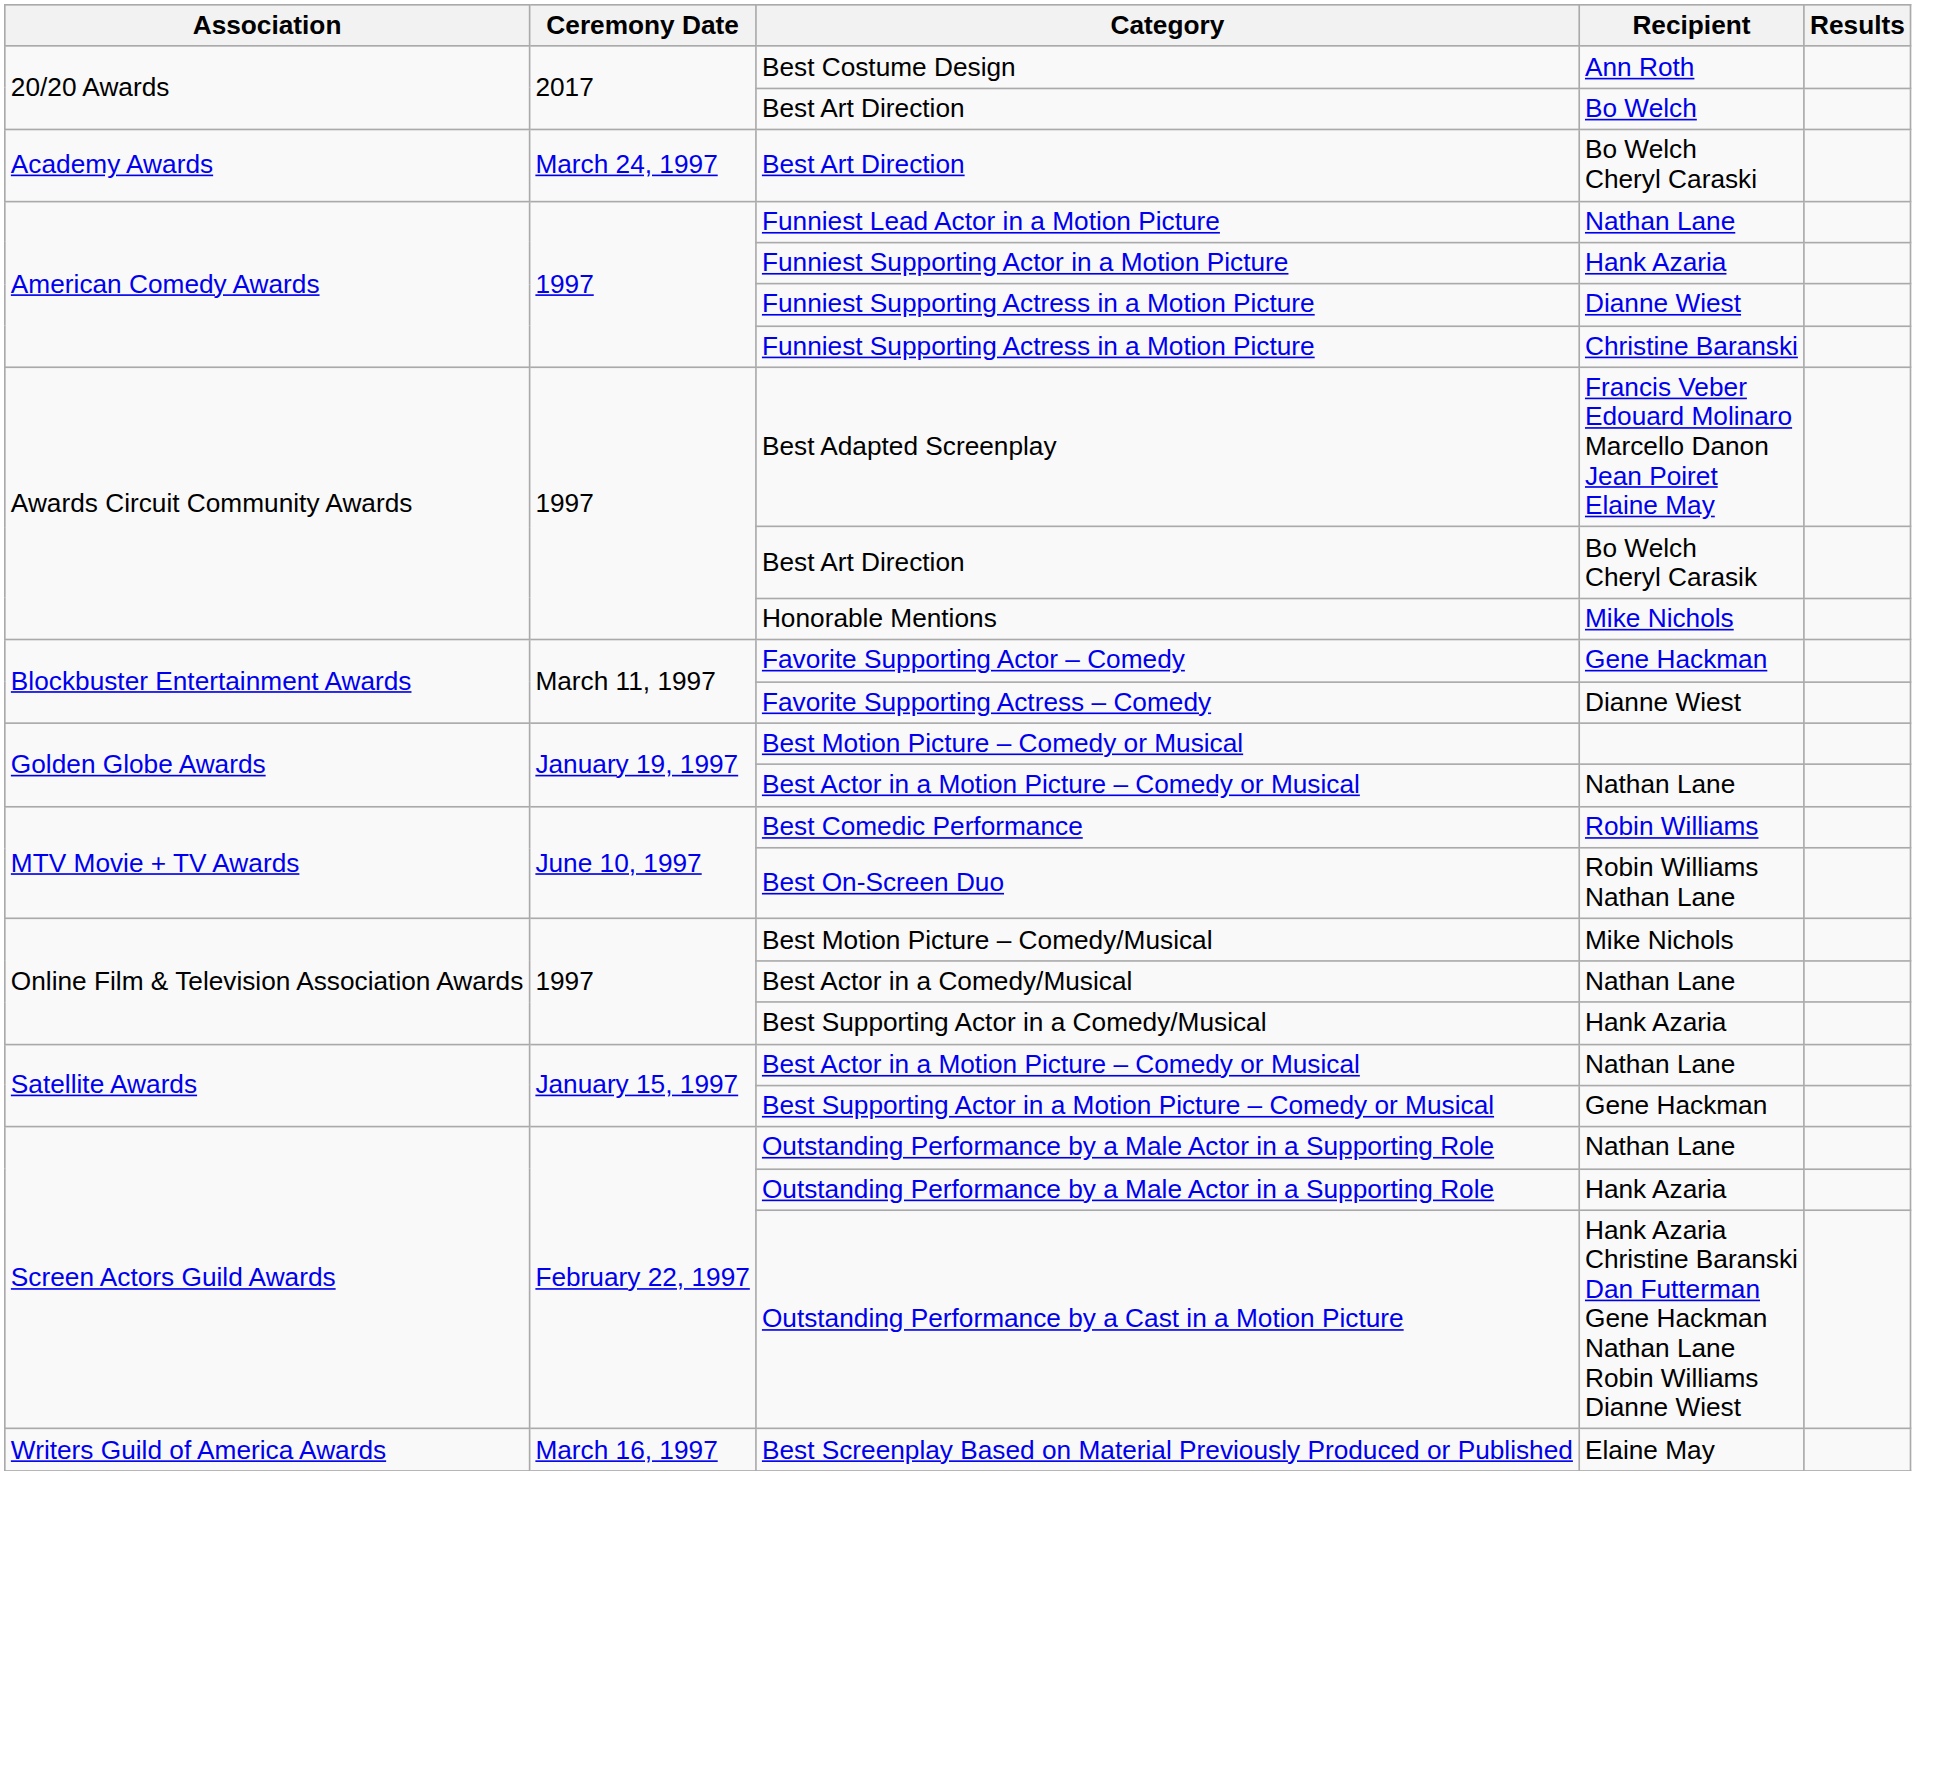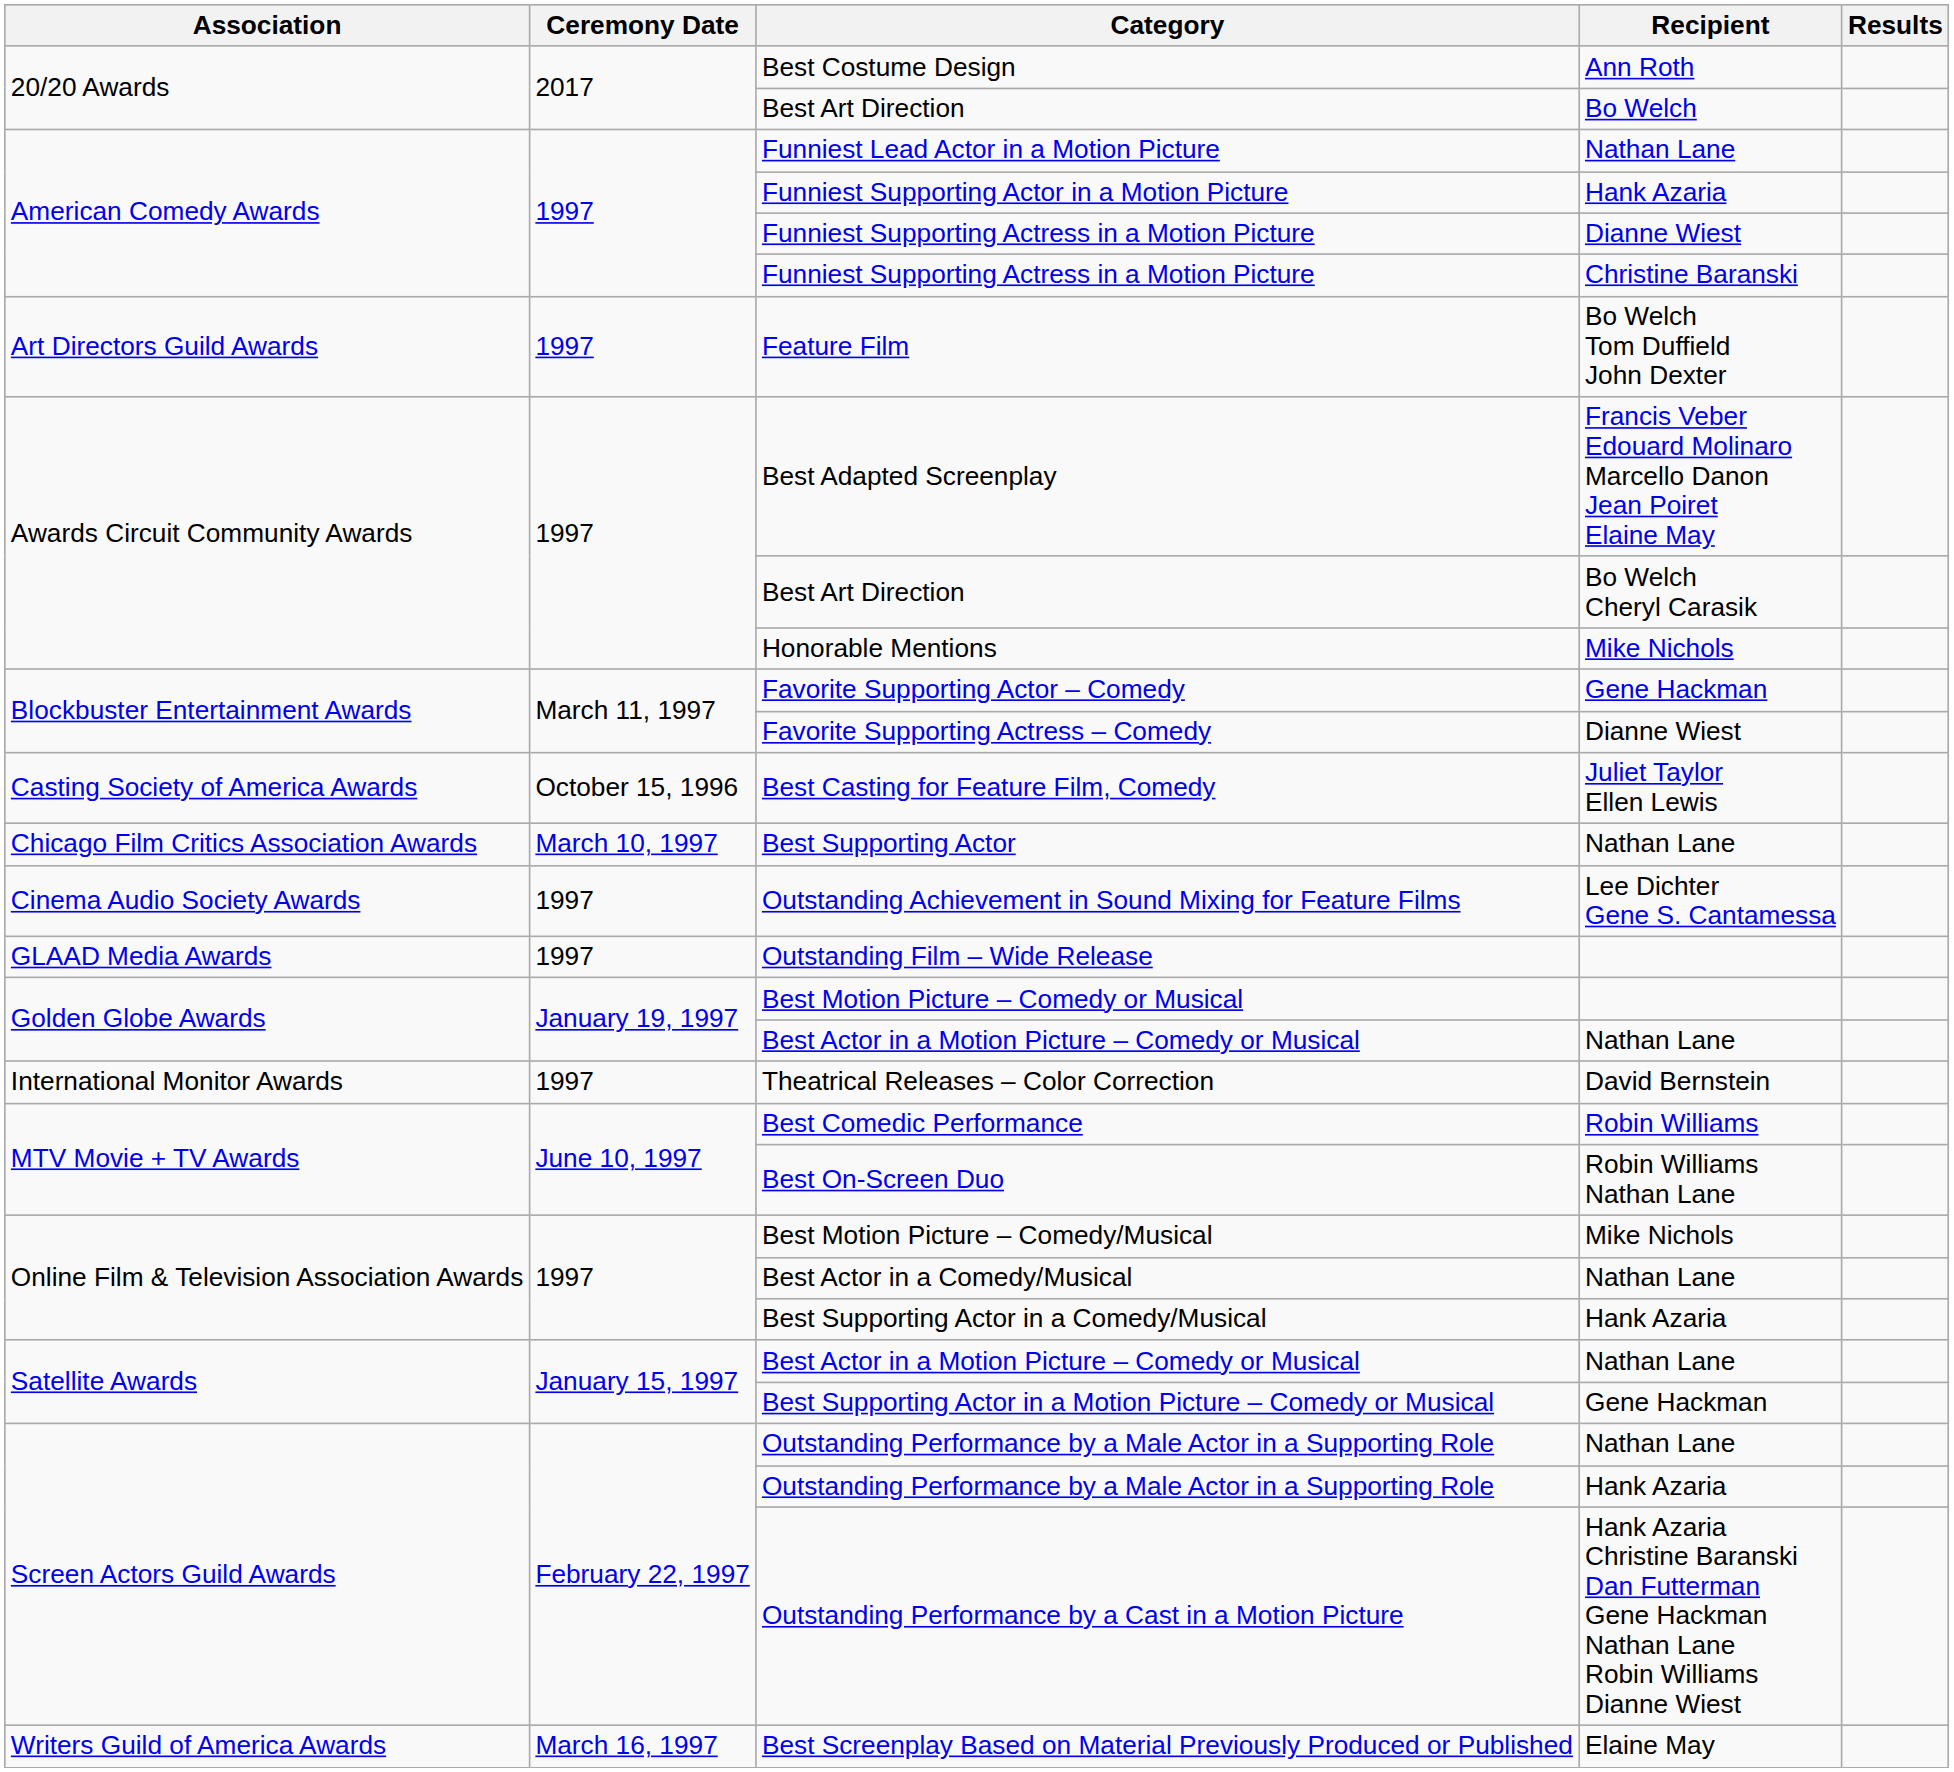- row: (863, 164)
+ row: (836, 346)
+ row: (989, 787)
+ row: (889, 844)
+ row: (1111, 900)
+ row: (957, 956)
+ row: (988, 1081)
